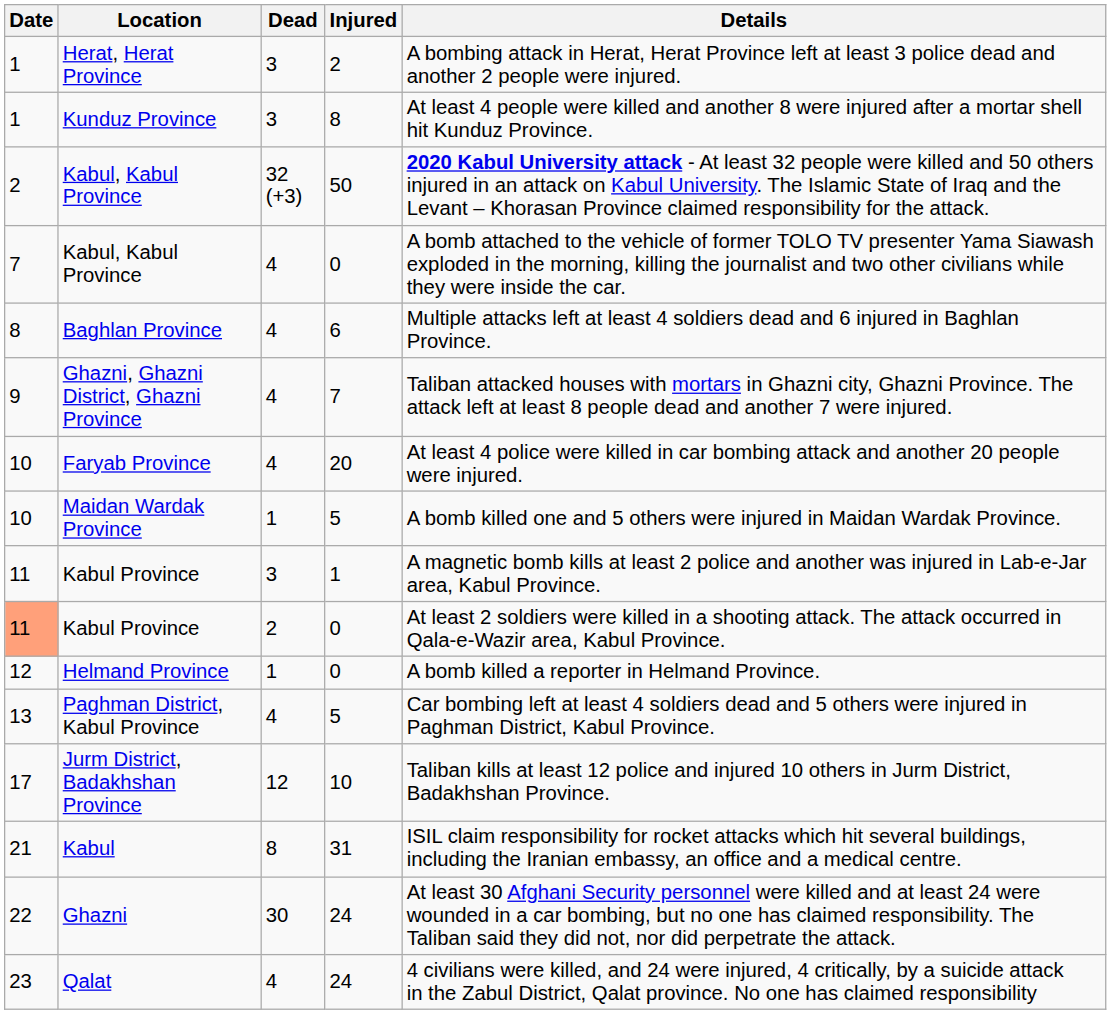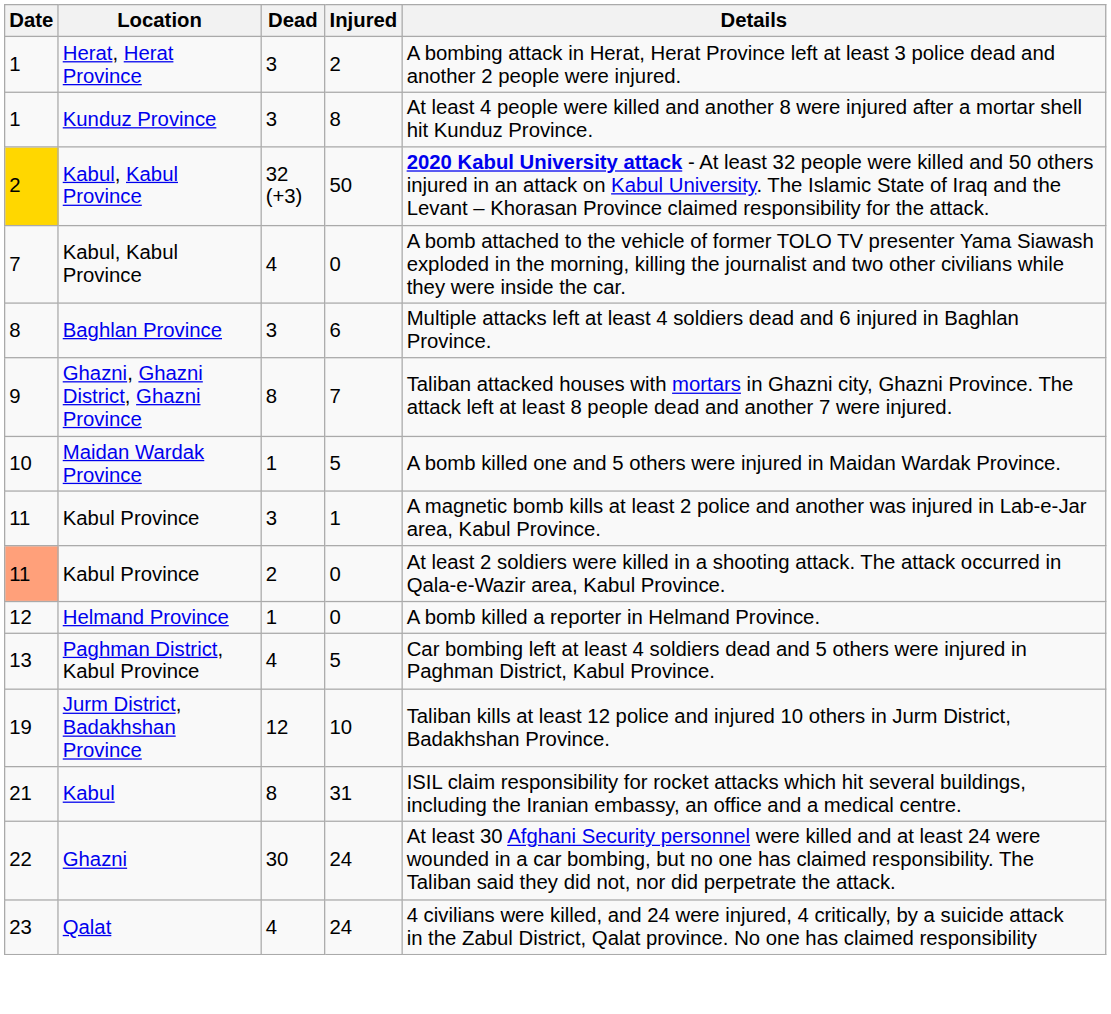(15, 185) no background -> (15, 185) gold background
(271, 330) 4 -> (271, 330) 3
(271, 396) 4 -> (271, 396) 8
- row: (137, 463)
(21, 782) 17 -> (21, 727) 19
